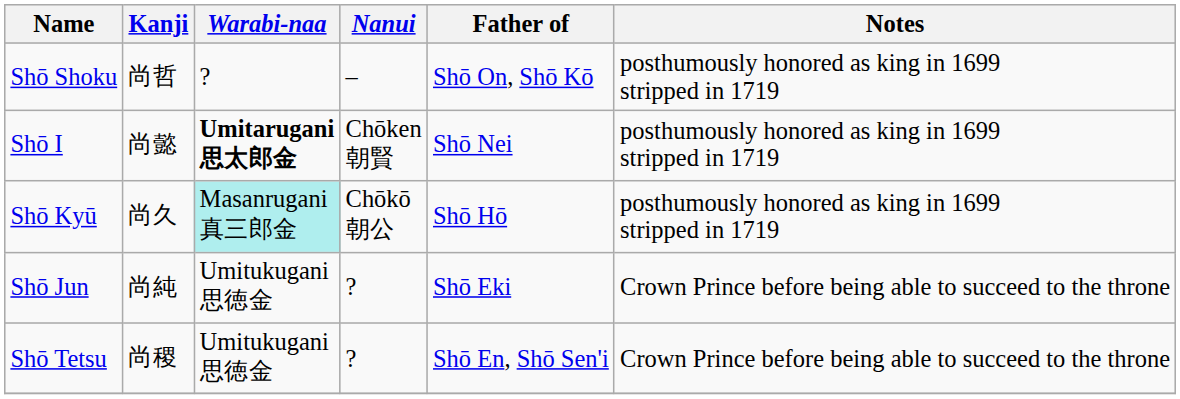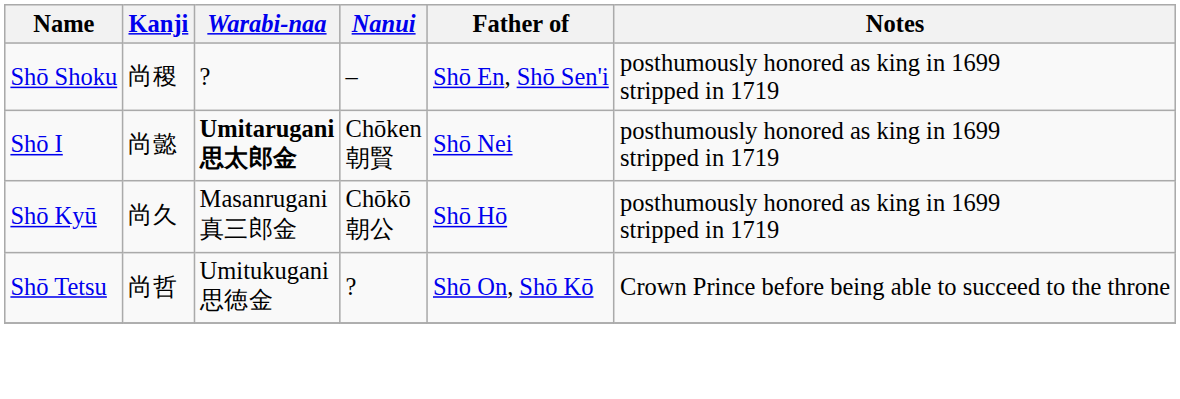(153, 75) 尚哲 -> (153, 75) 尚稷
(513, 76) Shō On, Shō Kō -> (521, 76) Shō En, Shō Sen'i
(264, 214) paleturquoise background -> (264, 214) no background
- row: (50, 287)
(153, 357) 尚稷 -> (153, 286) 尚哲
(521, 358) Shō En, Shō Sen'i -> (513, 287) Shō On, Shō Kō
